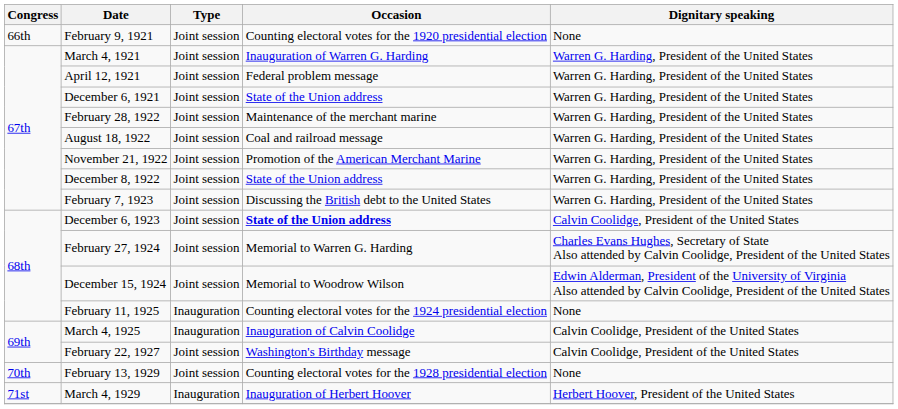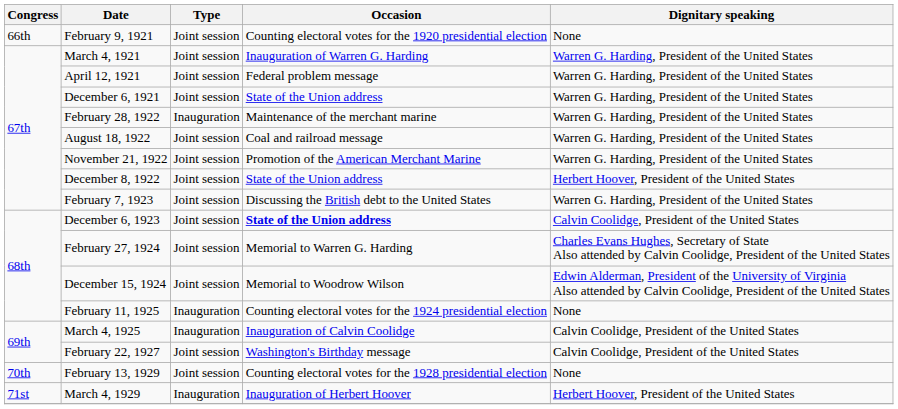(206, 117) Joint session -> (207, 117) Inauguration
(683, 179) Warren G. Harding, President of the United States -> (674, 179) Herbert Hoover, President of the United States
